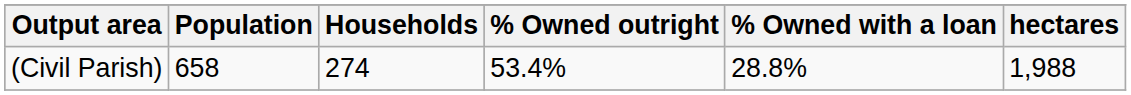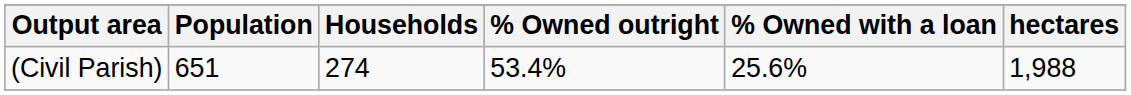(197, 68) 658 -> (197, 68) 651
(769, 68) 28.8% -> (769, 68) 25.6%
